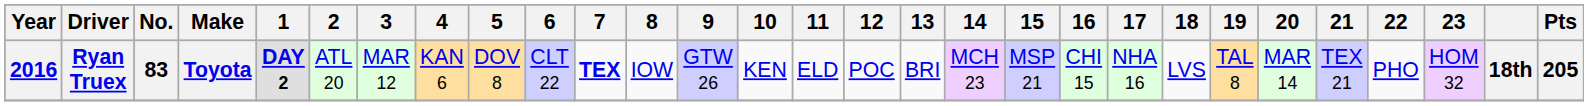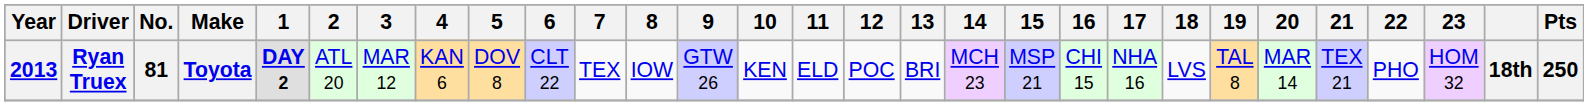(34, 70) 2016 -> (34, 70) 2013
(156, 70) 83 -> (156, 70) 81
(600, 70) bold -> (600, 70) normal
(1561, 70) 205 -> (1561, 70) 250
